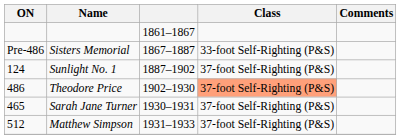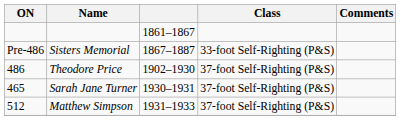- row: (16, 69)
(267, 87) lightsalmon background -> (267, 69) no background
